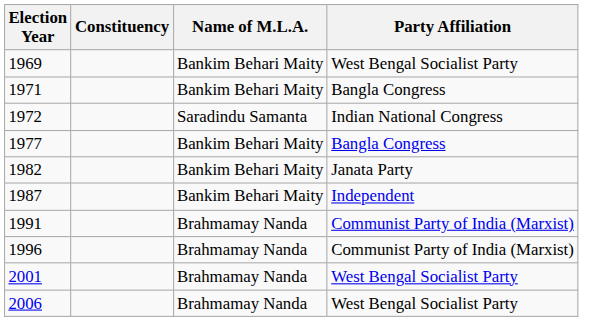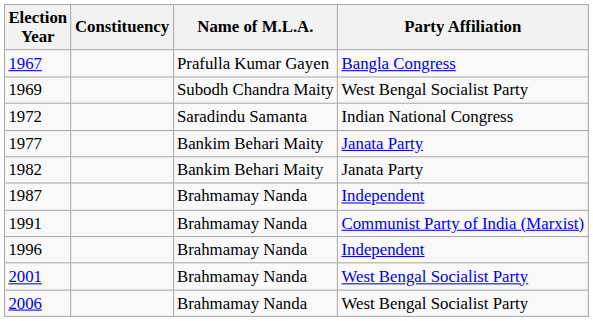+ row: (25, 63)
(250, 63) Bankim Behari Maity -> (255, 90) Subodh Chandra Maity
- row: (25, 90)
(388, 143) Bangla Congress -> (382, 143) Janata Party
(250, 196) Bankim Behari Maity -> (242, 196) Brahmamay Nanda
(453, 249) Communist Party of India (Marxist) -> (383, 249) Independent
